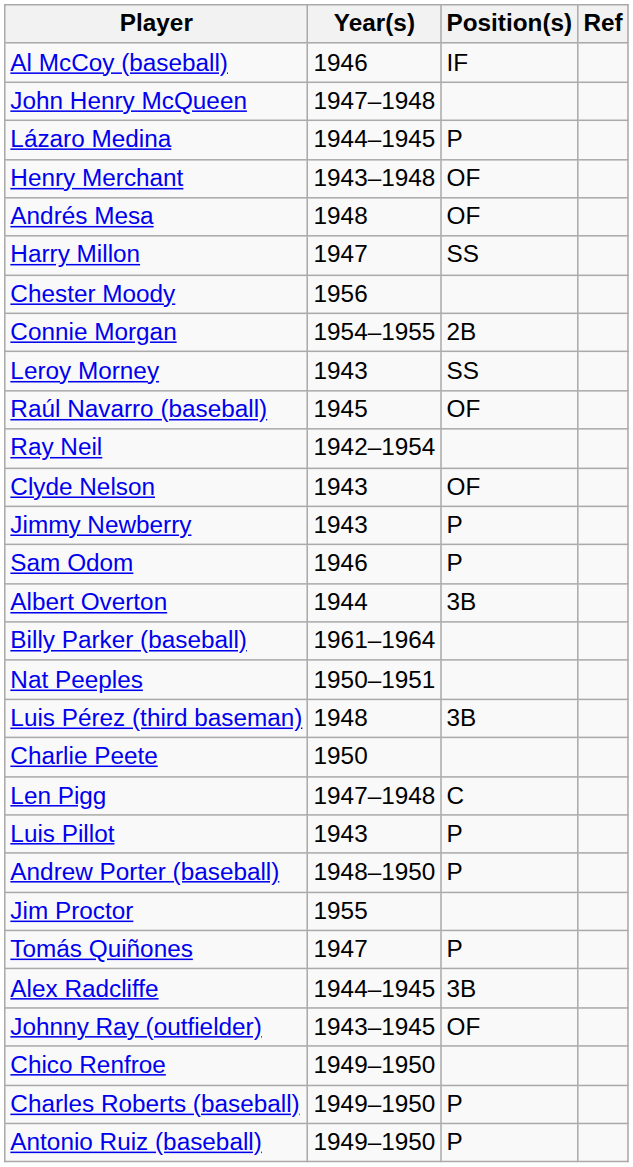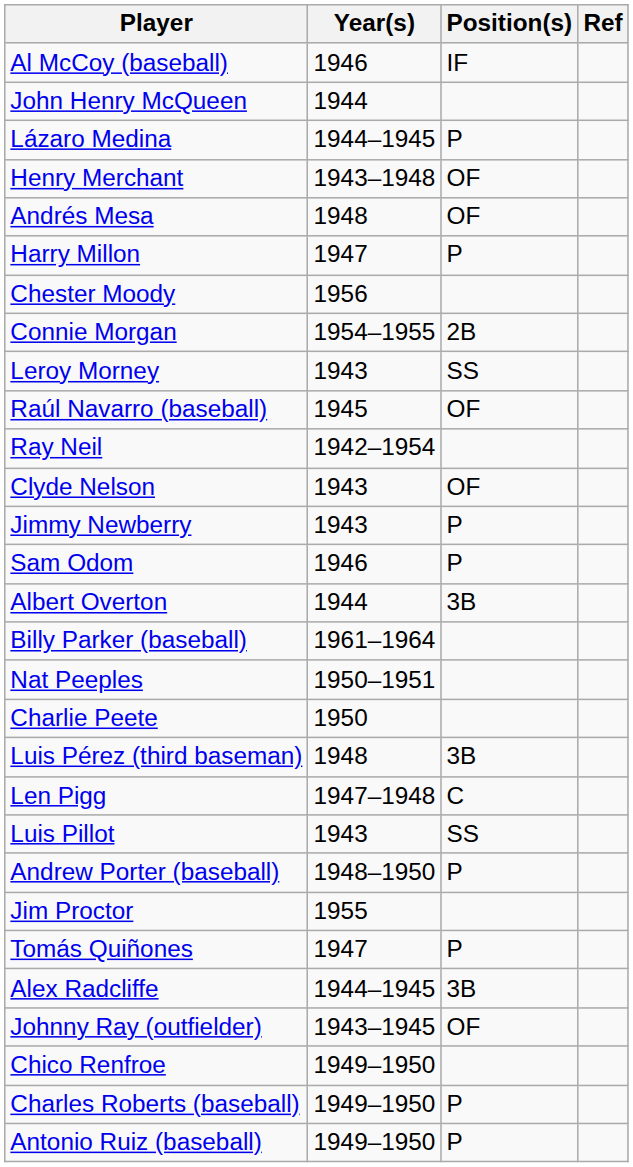(374, 100) 1947–1948 -> (341, 100) 1944
(463, 255) SS -> (455, 255) P
rows swapped: (84, 756) <-> (156, 718)
(455, 833) P -> (463, 833) SS
